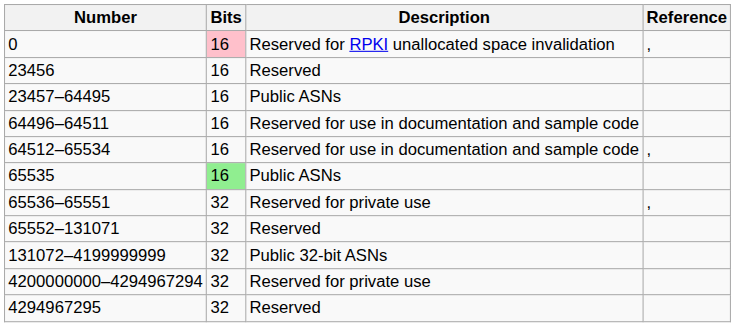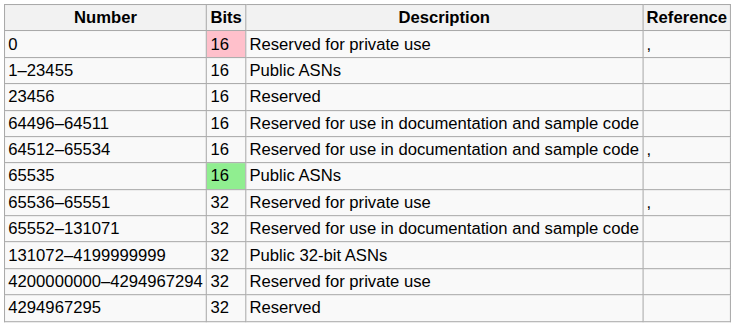(432, 44) Reserved for RPKI unallocated space invalidation -> (340, 44) Reserved for private use
+ row: (41, 70)
- row: (59, 96)
(285, 228) Reserved -> (444, 228) Reserved for use in documentation and sample code
